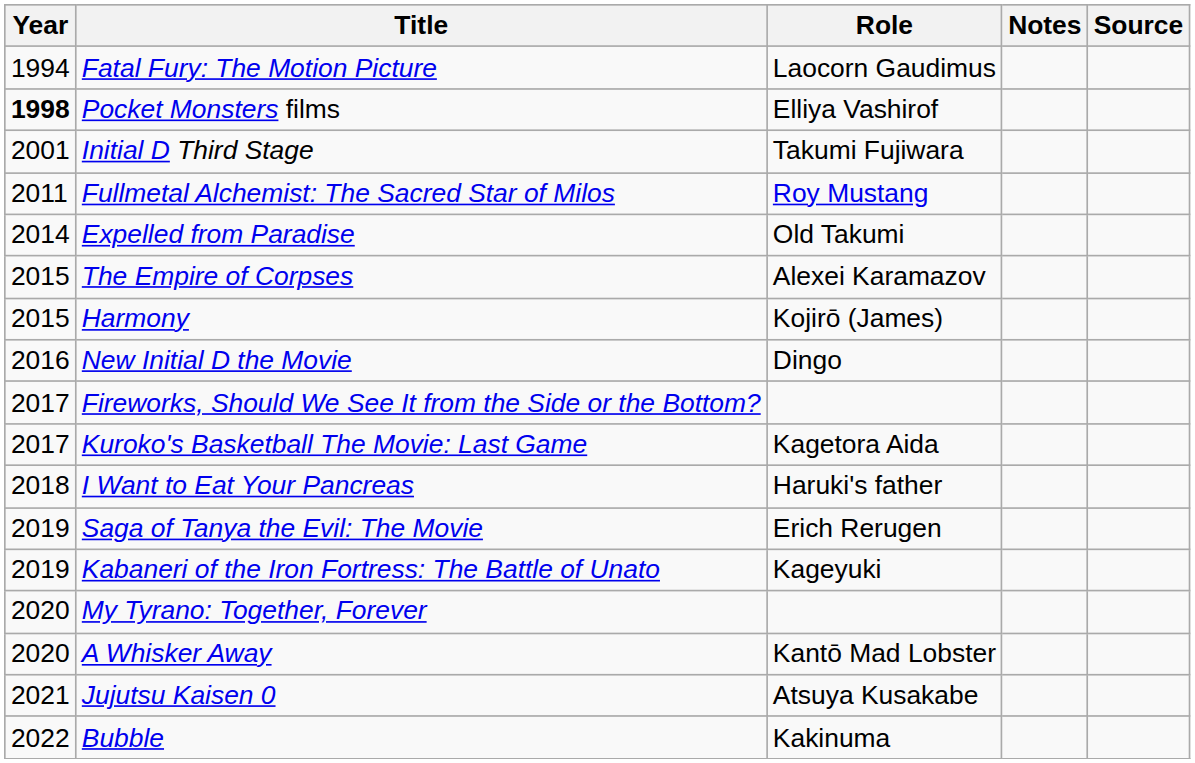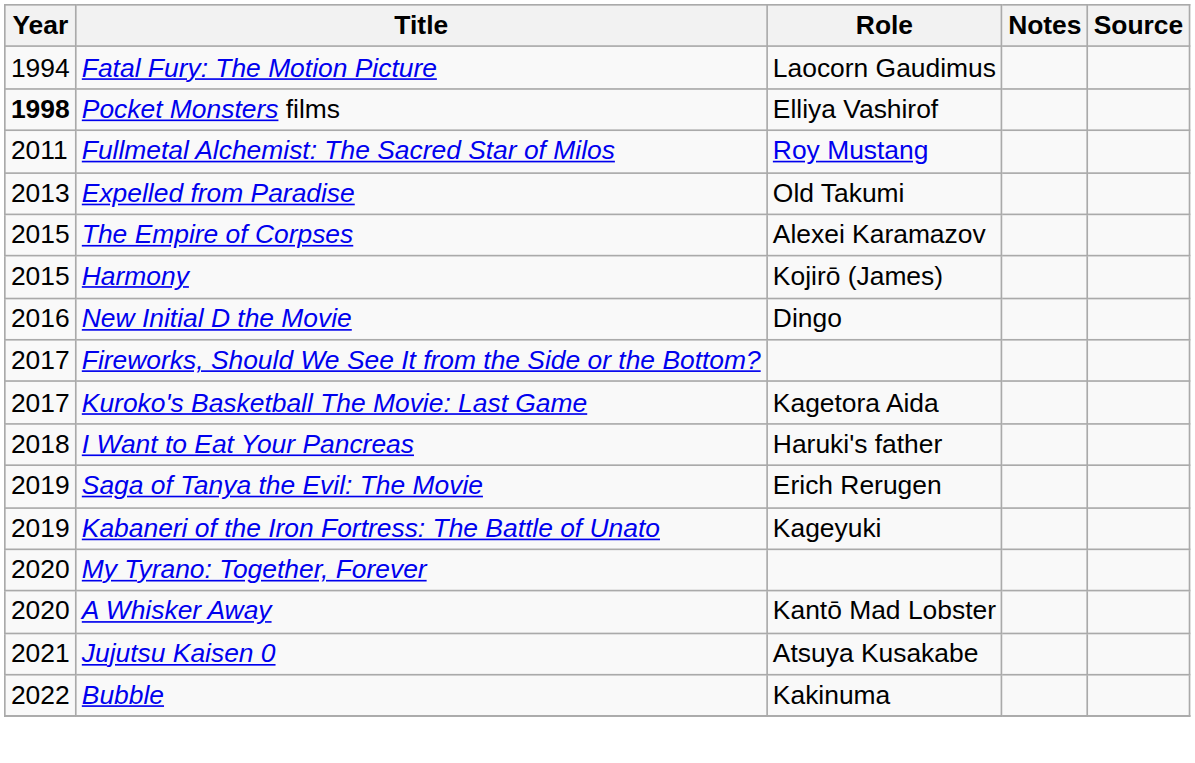- row: (198, 151)
(40, 234) 2014 -> (40, 192) 2013
